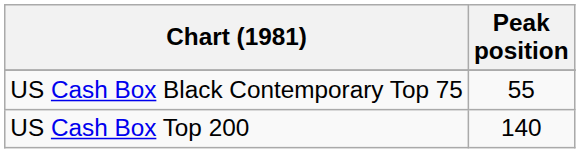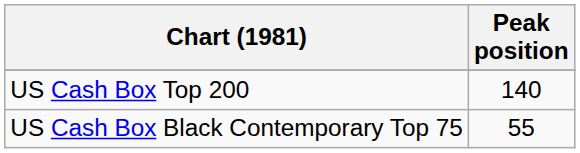rows swapped: (130, 128) <-> (237, 89)
